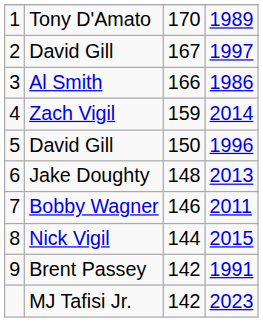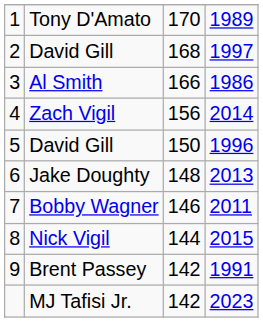(184, 51) 167 -> (184, 51) 168
(184, 113) 159 -> (184, 113) 156
